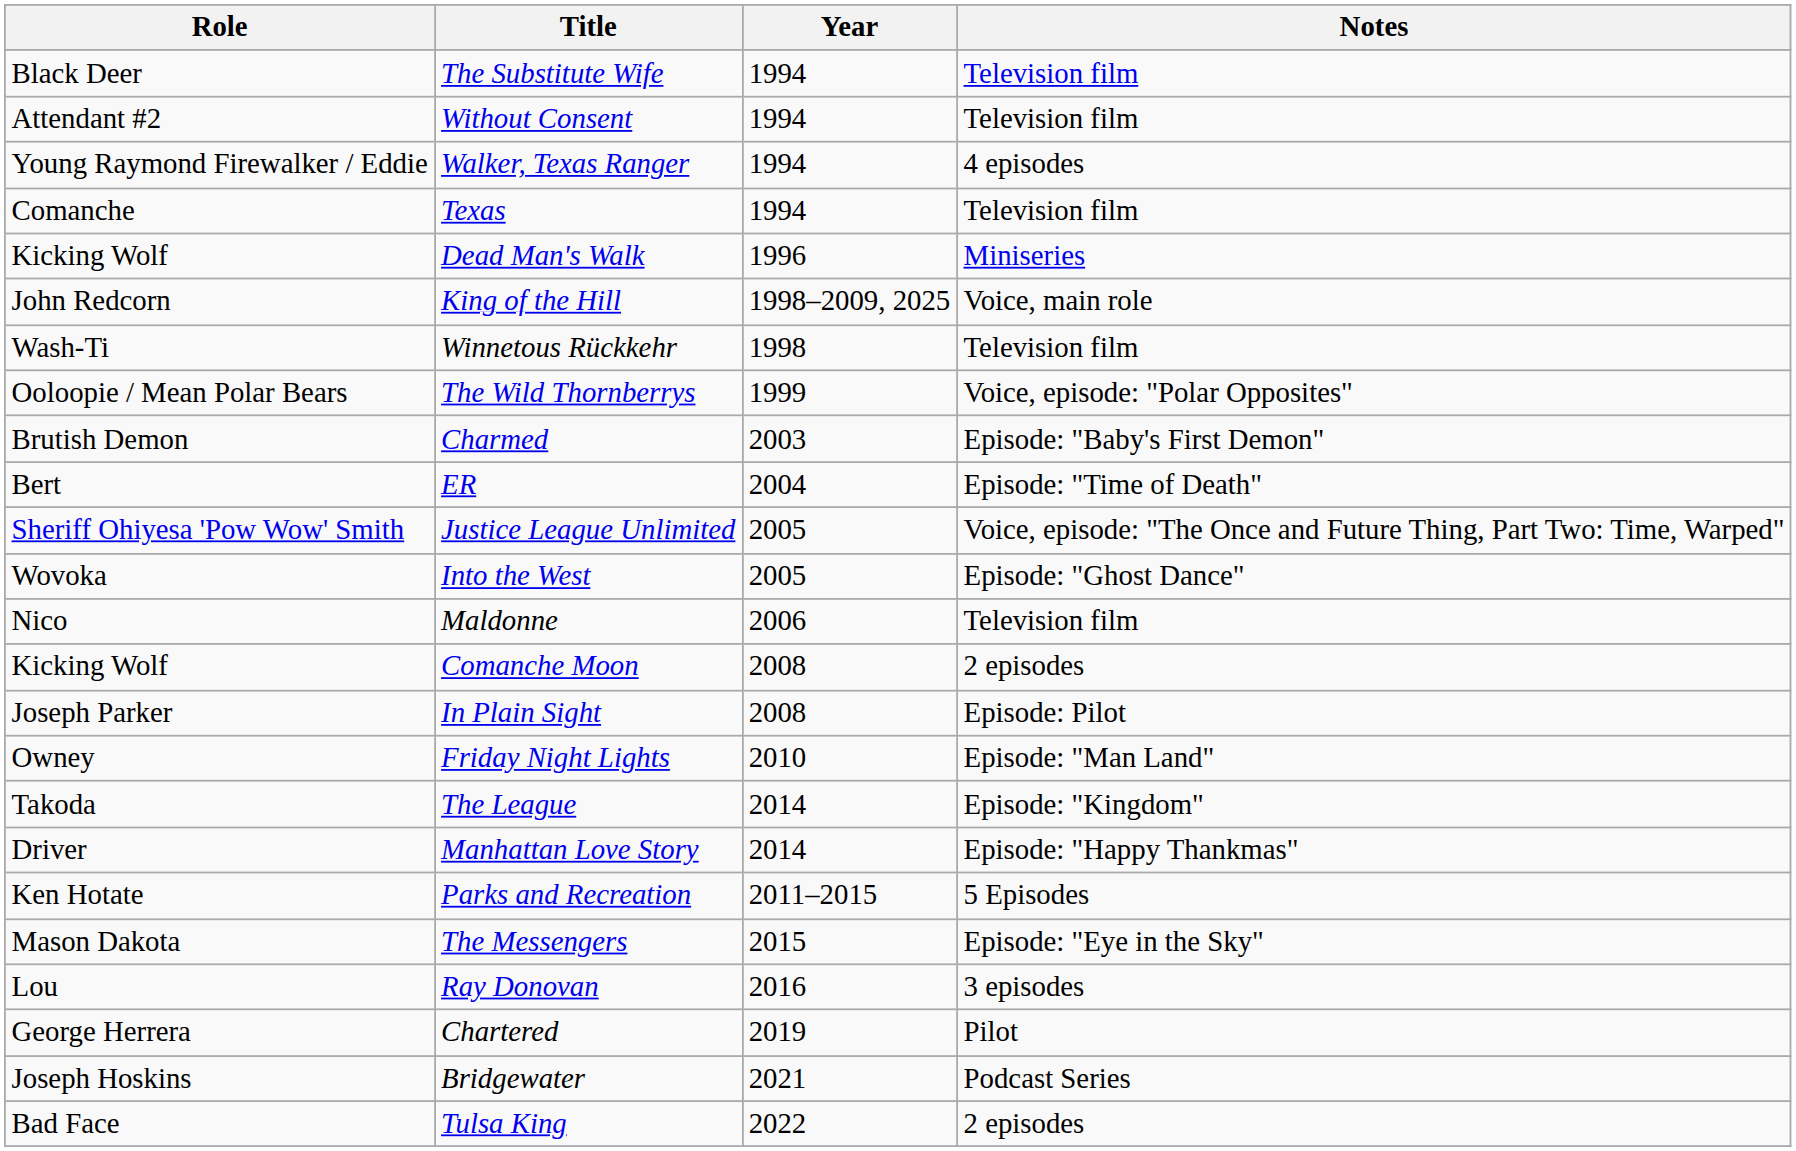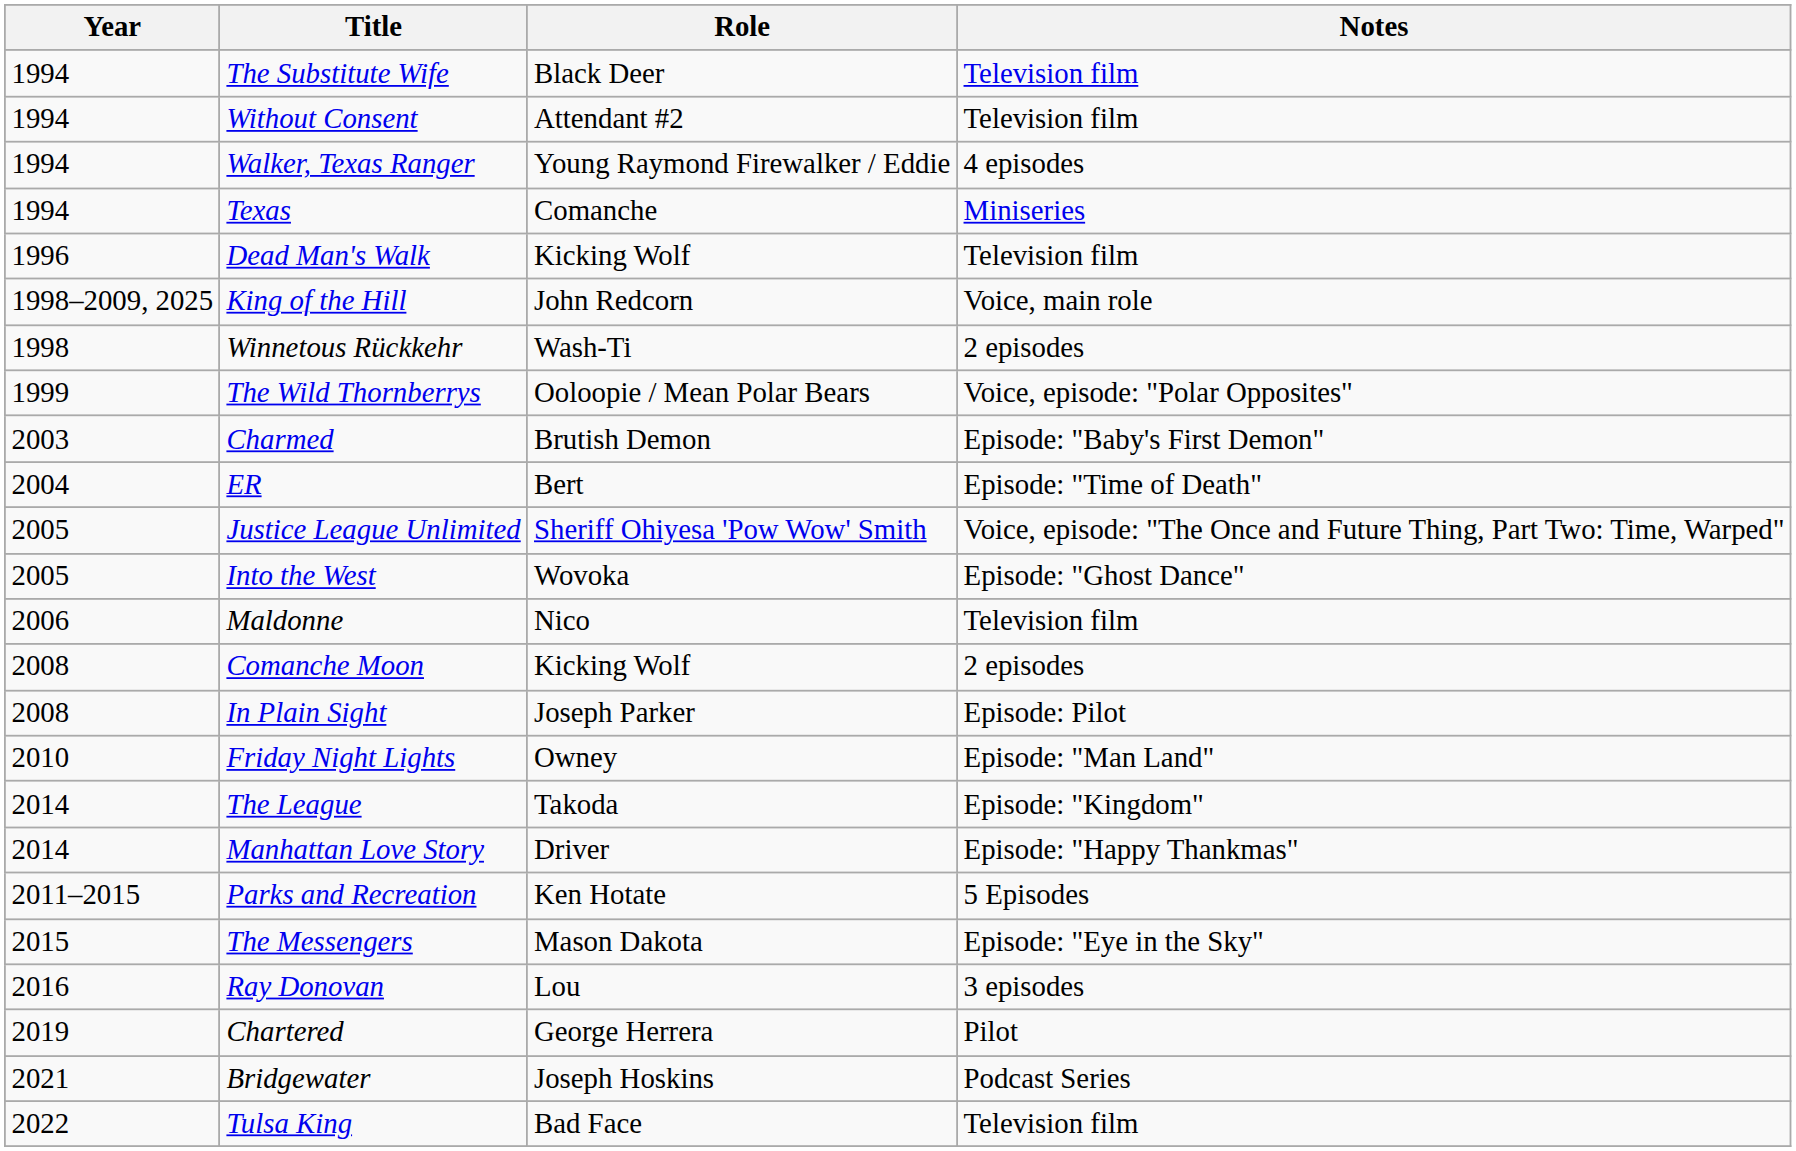columns swapped: (849, 27) <-> (220, 27)
(1051, 210) Television film -> (1024, 210) Miniseries
(1024, 255) Miniseries -> (1051, 255) Television film
(1051, 347) Television film -> (1024, 347) 2 episodes
(1024, 1123) 2 episodes -> (1051, 1123) Television film
